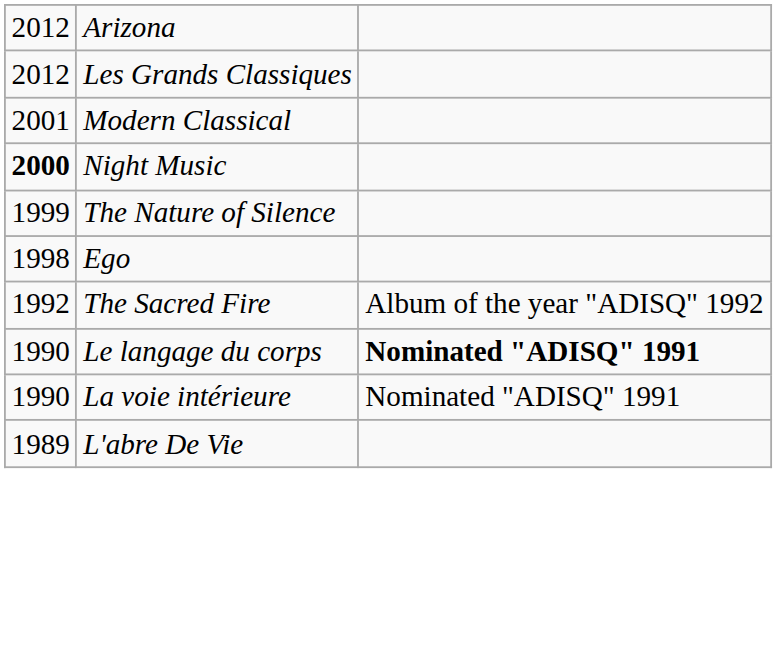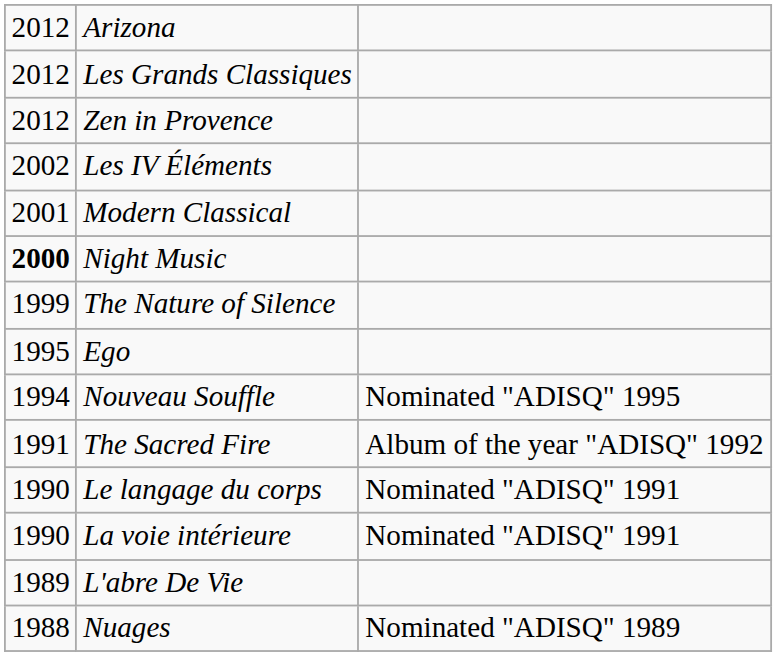+ row: (178, 119)
+ row: (178, 166)
(41, 258) 1998 -> (41, 350) 1995
+ row: (179, 397)
(41, 304) 1992 -> (41, 443) 1991
(533, 350) bold -> (523, 489) normal
+ row: (127, 627)
